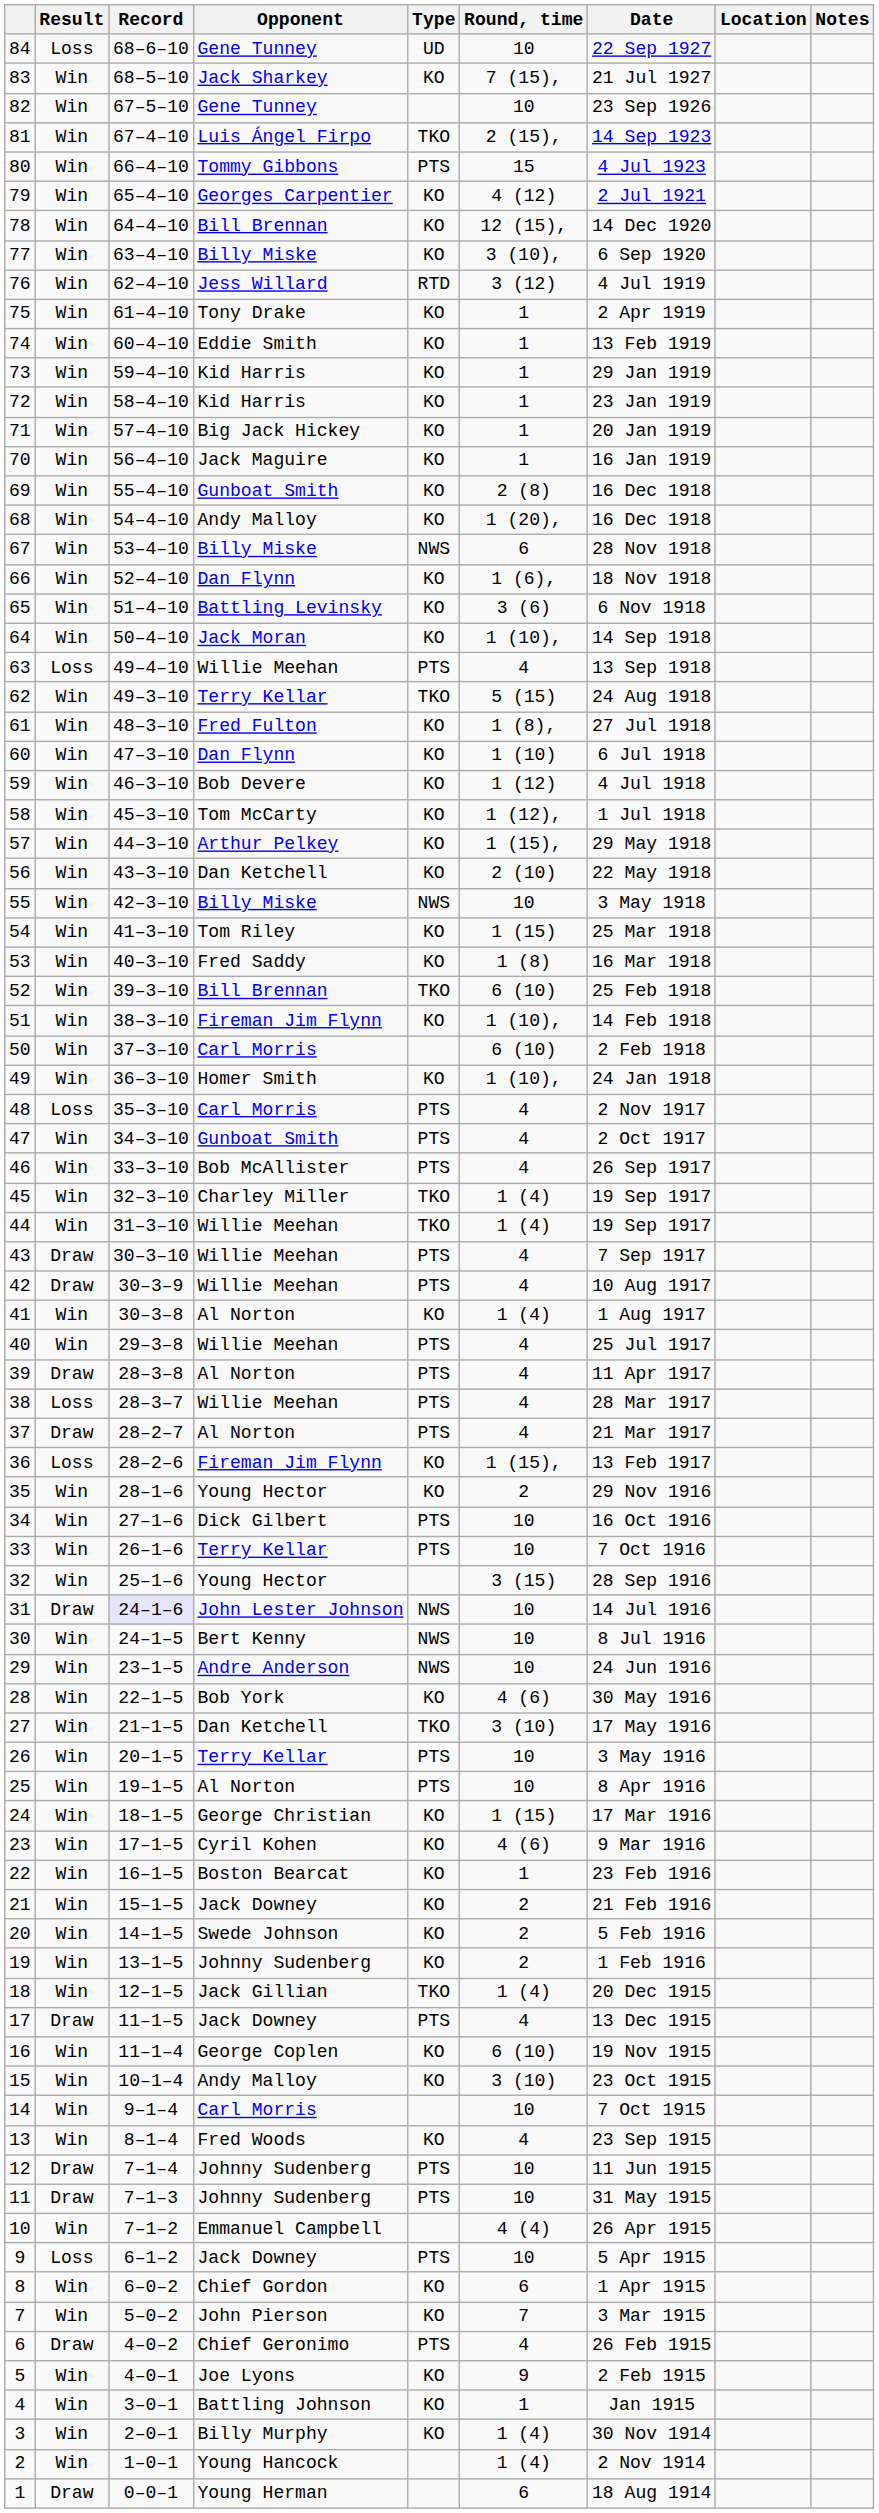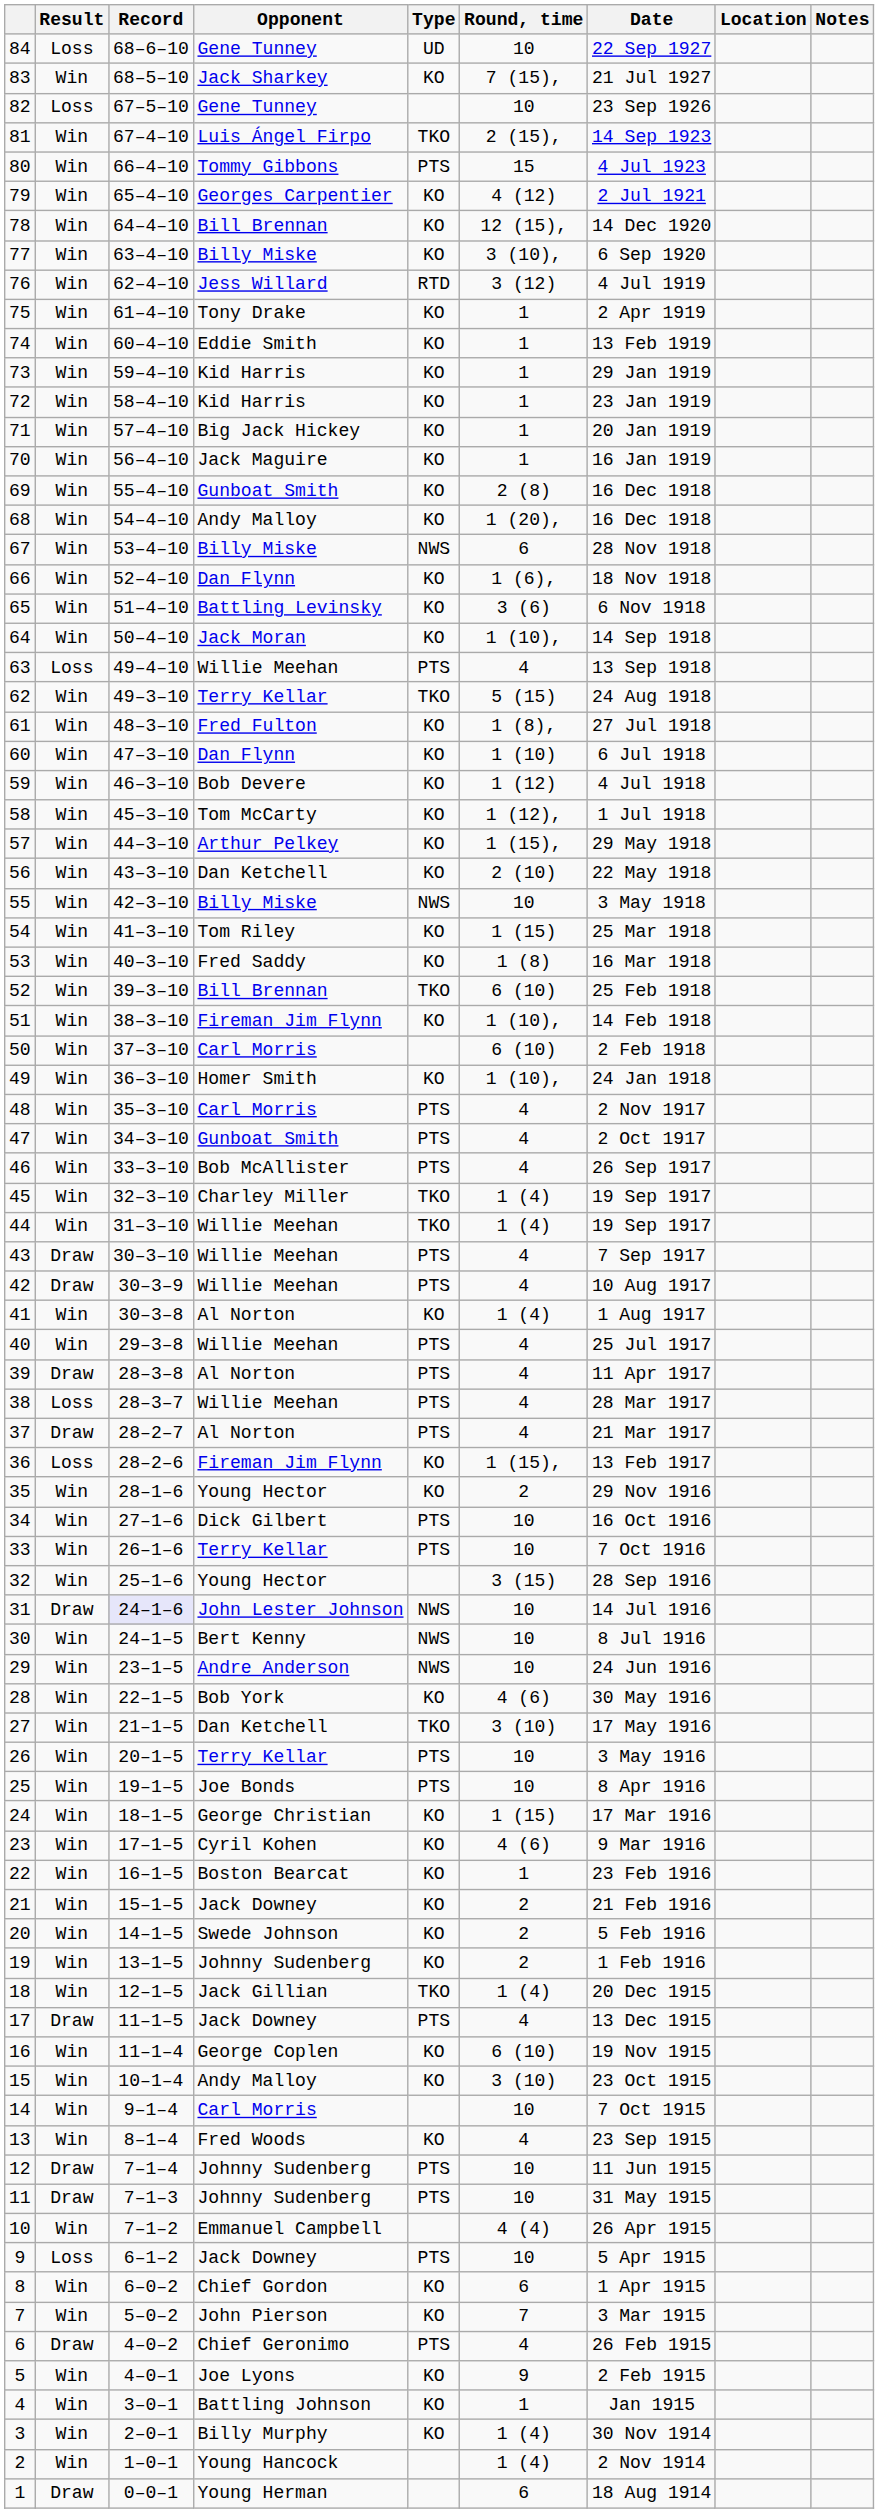(72, 108) Win -> (72, 108) Loss
(72, 1109) Loss -> (72, 1109) Win
(246, 1786) Al Norton -> (246, 1786) Joe Bonds
